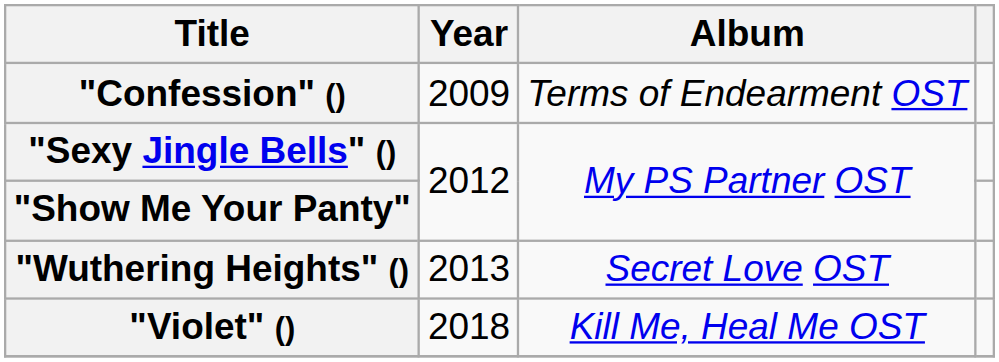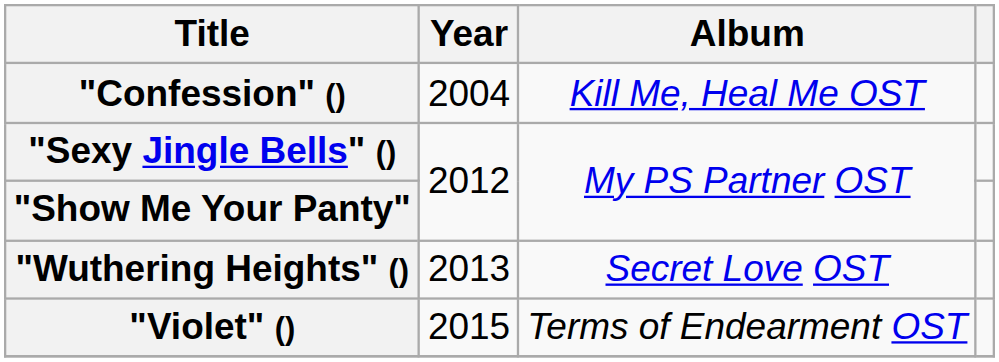(469, 92) 2009 -> (469, 92) 2004
(747, 92) Terms of Endearment OST -> (747, 92) Kill Me, Heal Me OST
(469, 326) 2018 -> (469, 326) 2015
(747, 326) Kill Me, Heal Me OST -> (747, 326) Terms of Endearment OST
